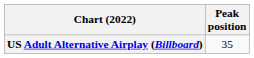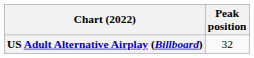(227, 44) 35 -> (227, 44) 32
